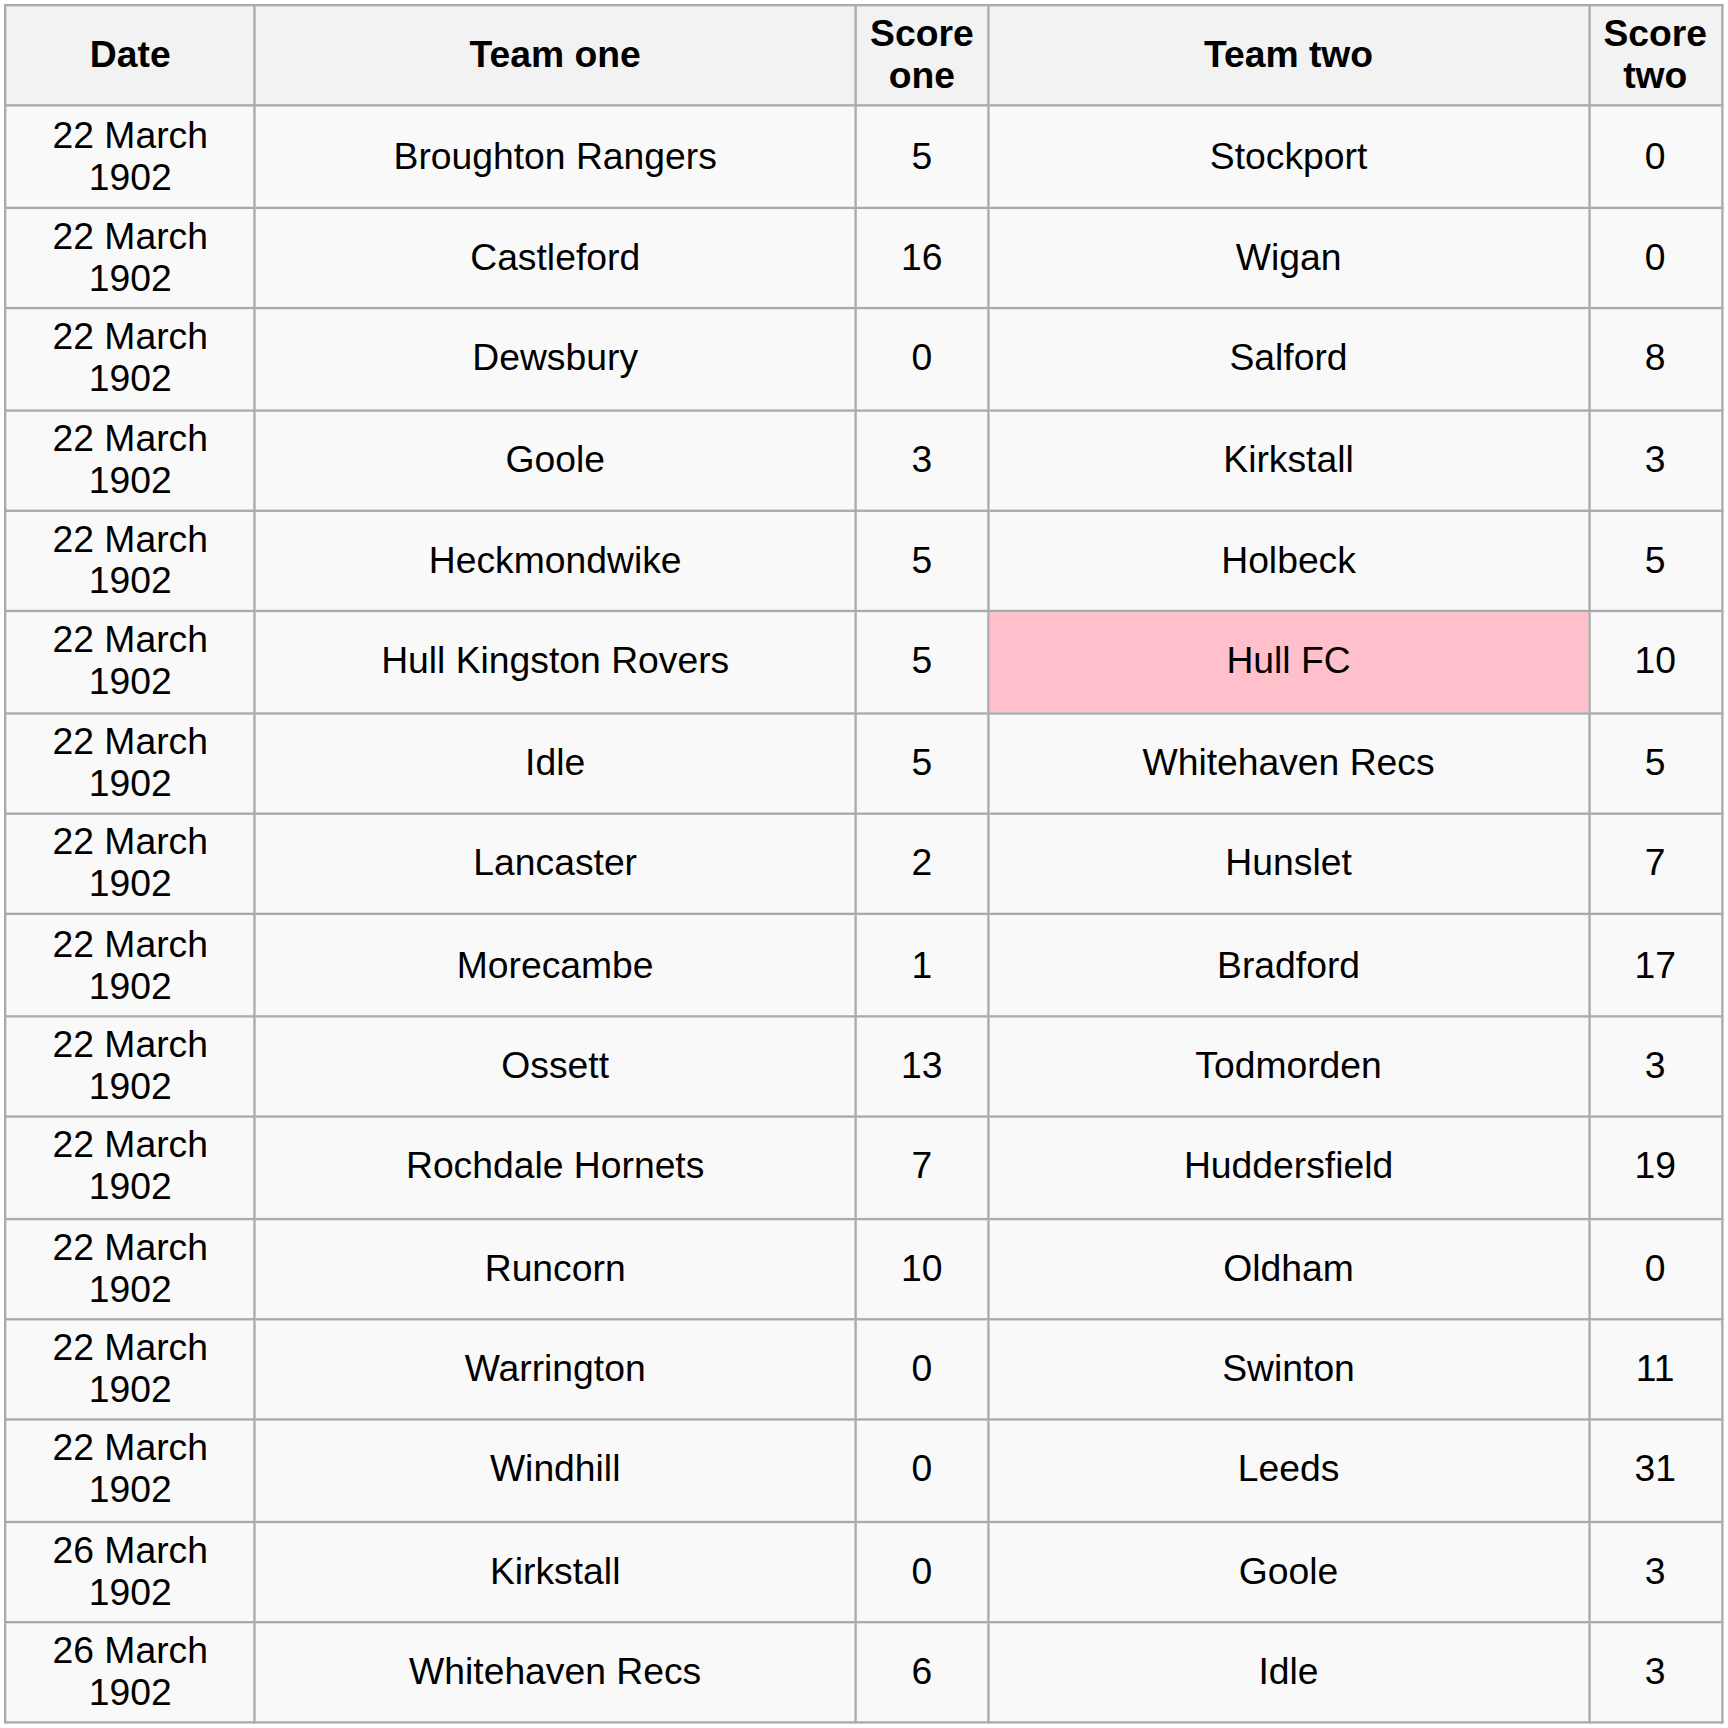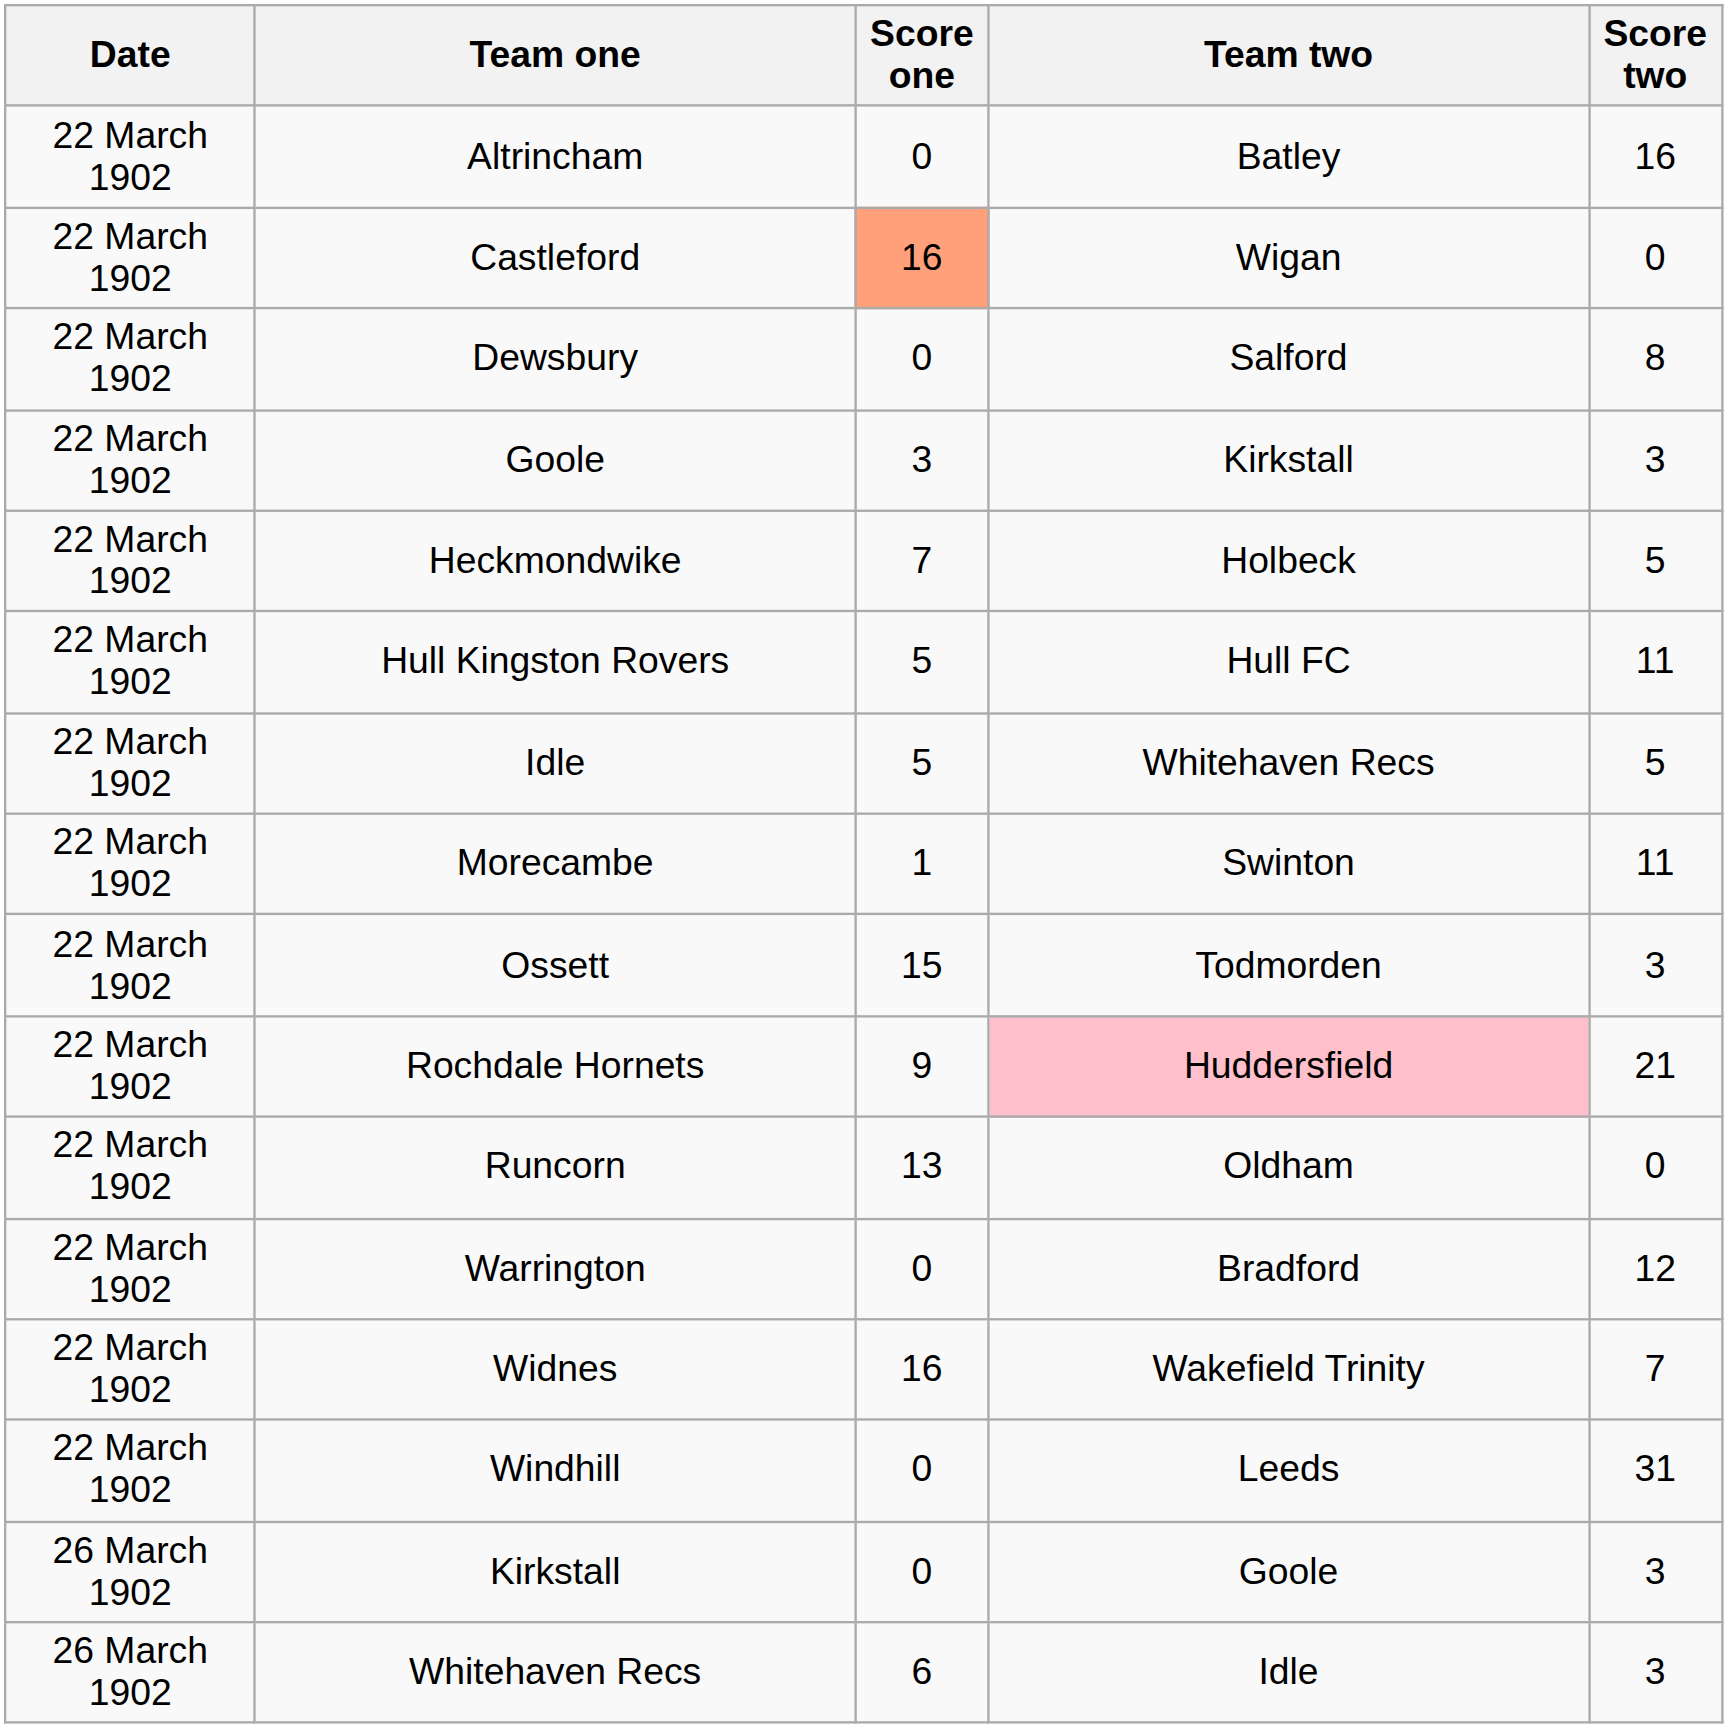+ row: (555, 156)
- row: (555, 156)
(922, 257) no background -> (922, 257) lightsalmon background
(922, 560) 5 -> (922, 560) 7
(1289, 661) pink background -> (1289, 661) no background
(1655, 661) 10 -> (1655, 661) 11
- row: (555, 863)
(1289, 964) Bradford -> (1289, 863) Swinton
(1655, 964) 17 -> (1655, 863) 11
(922, 1065) 13 -> (922, 964) 15
(922, 1166) 7 -> (922, 1065) 9
(1289, 1166) no background -> (1289, 1065) pink background
(1655, 1166) 19 -> (1655, 1065) 21
(922, 1267) 10 -> (922, 1166) 13
(1289, 1368) Swinton -> (1289, 1267) Bradford
(1655, 1368) 11 -> (1655, 1267) 12
+ row: (555, 1368)
